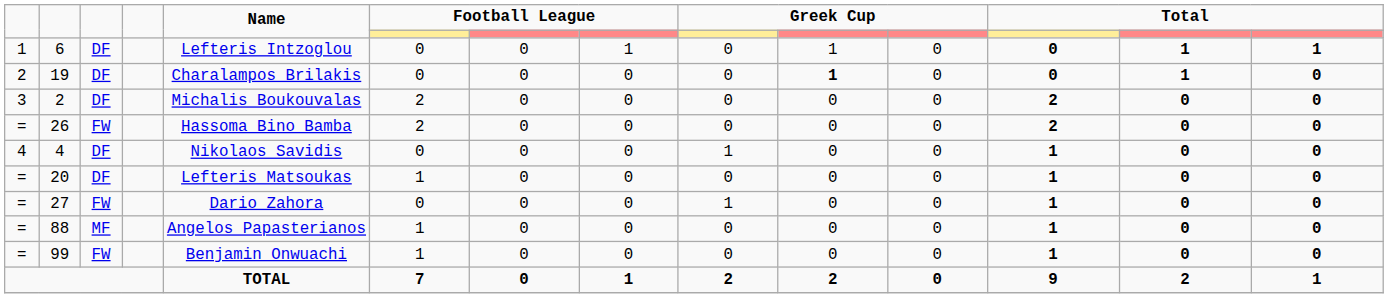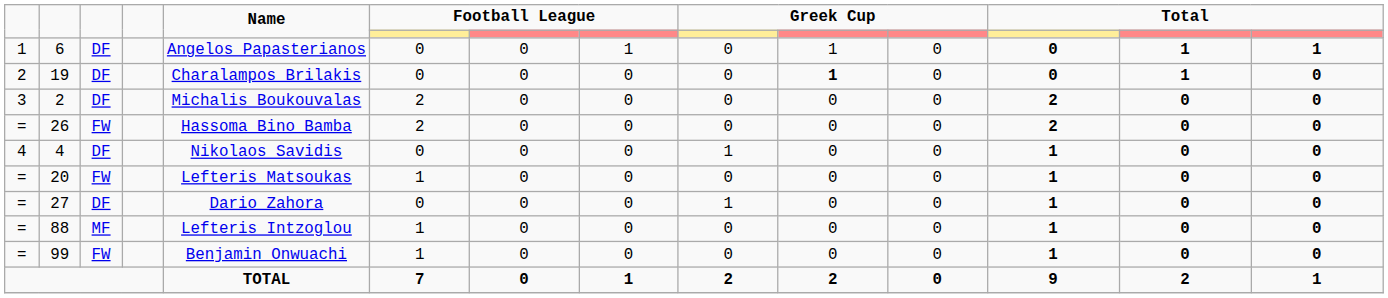(266, 51) Lefteris Intzoglou -> (266, 51) Angelos Papasterianos
(101, 178) DF -> (101, 178) FW
(101, 204) FW -> (101, 204) DF
(266, 230) Angelos Papasterianos -> (266, 230) Lefteris Intzoglou
